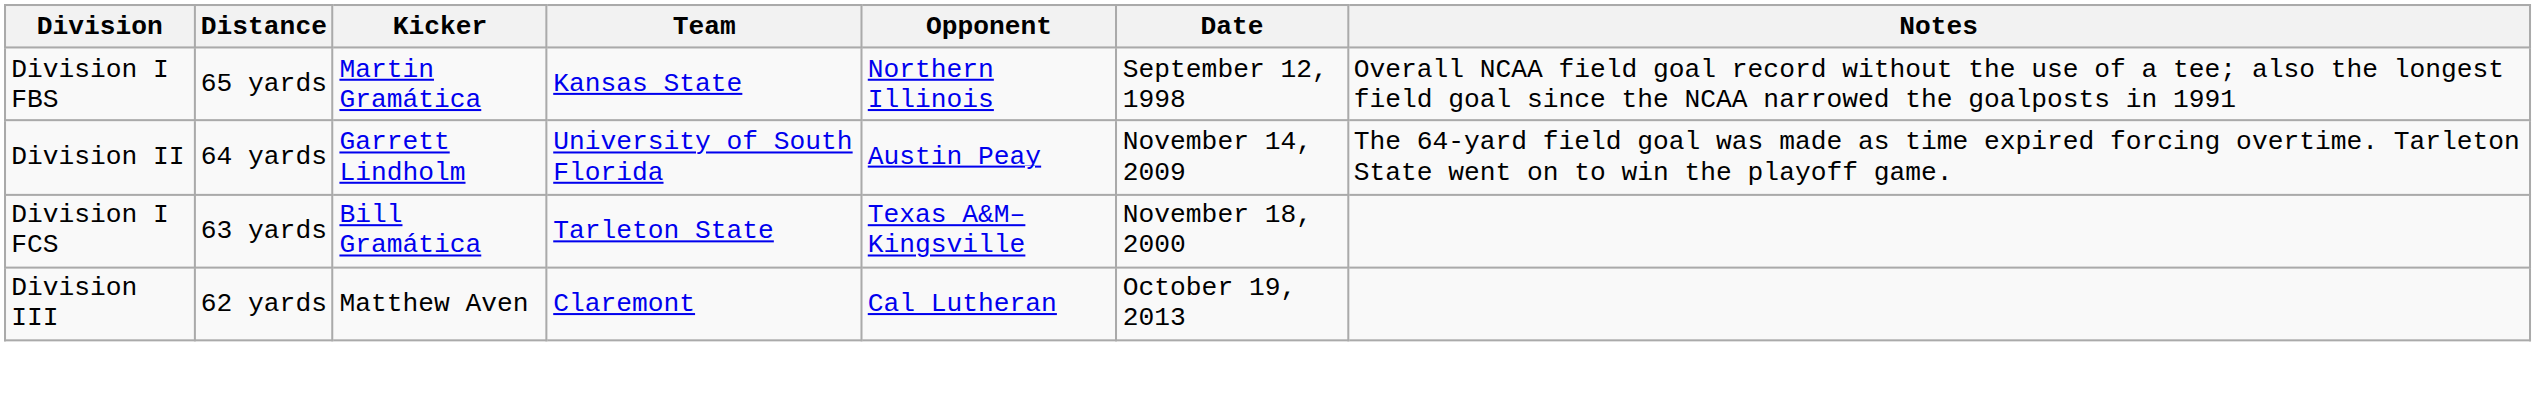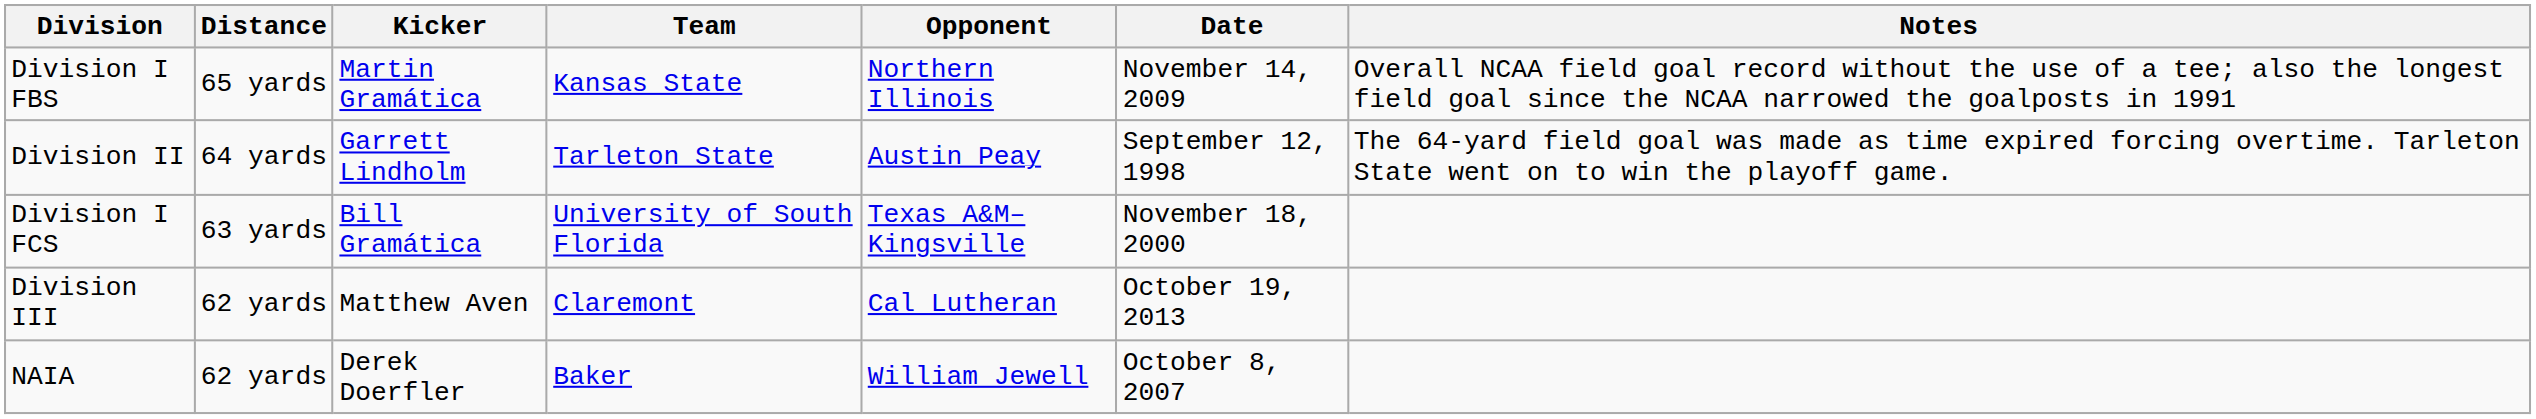(1225, 84) September 12, 1998 -> (1217, 84) November 14, 2009
(703, 157) University of South Florida -> (664, 157) Tarleton State
(1217, 157) November 14, 2009 -> (1225, 157) September 12, 1998
(664, 231) Tarleton State -> (703, 231) University of South Florida
+ row: (43, 377)
